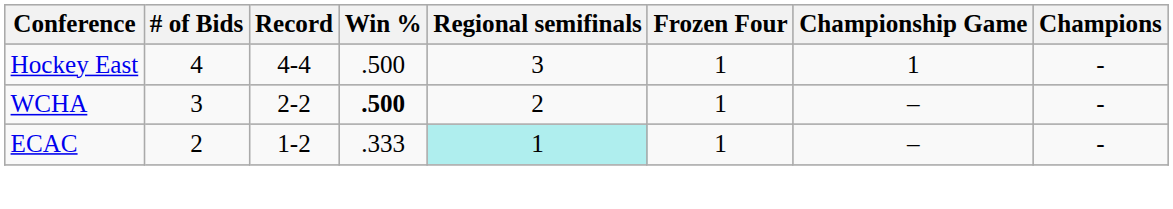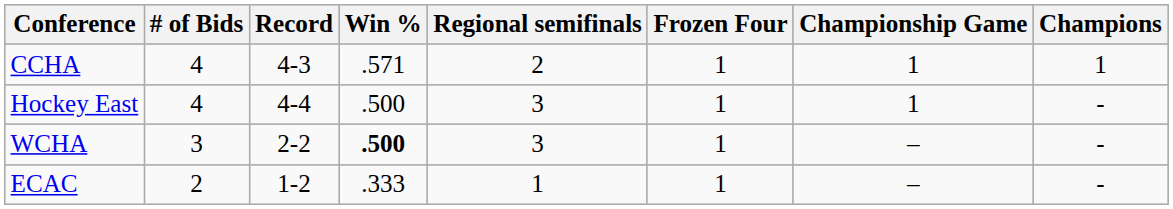+ row: (45, 64)
(538, 104) 2 -> (538, 143) 3
(538, 143) paleturquoise background -> (538, 183) no background
